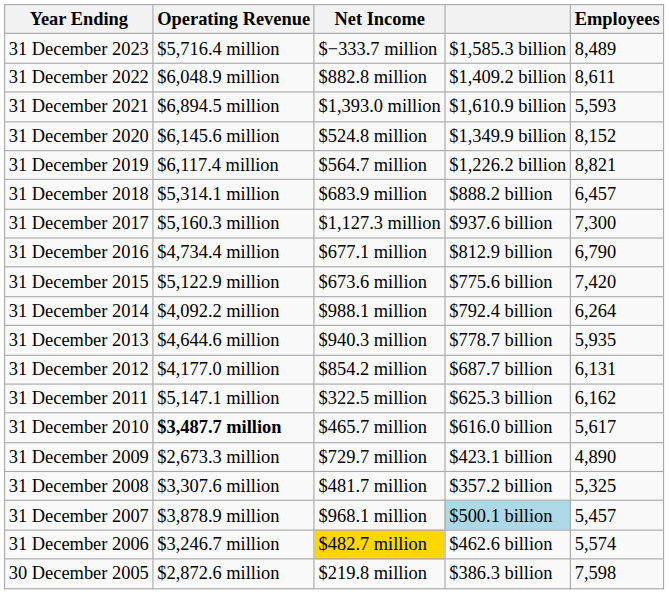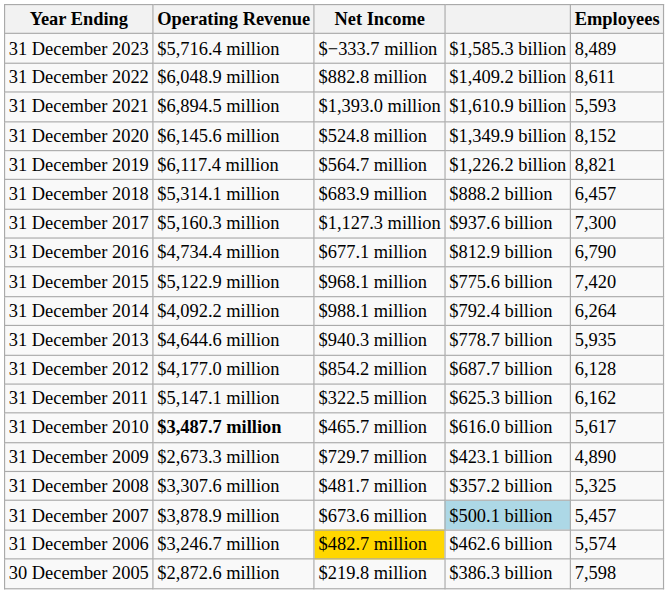(373, 281) $673.6 million -> (373, 281) $968.1 million
(595, 369) 6,131 -> (595, 369) 6,128
(373, 515) $968.1 million -> (373, 515) $673.6 million
